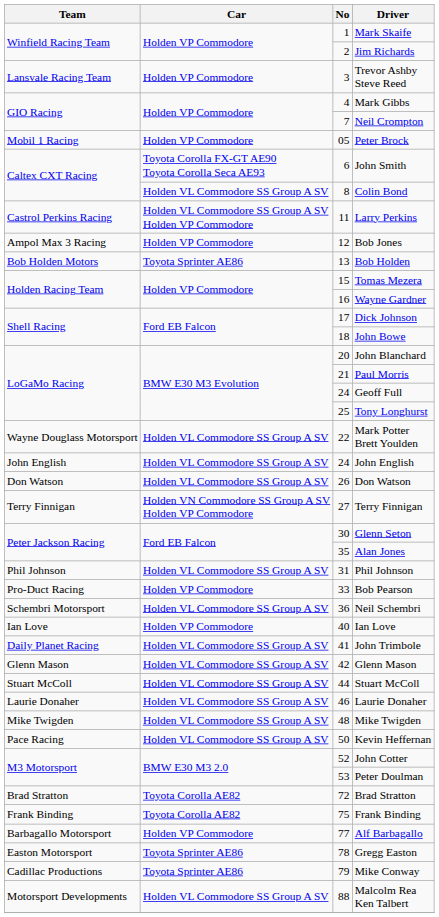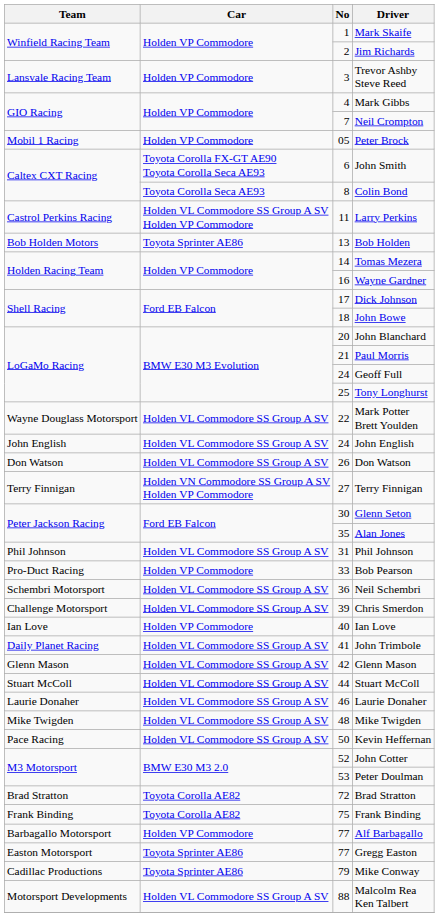(236, 191) Holden VL Commodore SS Group A SV -> (204, 191) Toyota Corolla Seca AE93
- row: (378, 242)
(344, 280) 15 -> (344, 261) 14
+ row: (389, 607)
(344, 852) 78 -> (344, 852) 77
